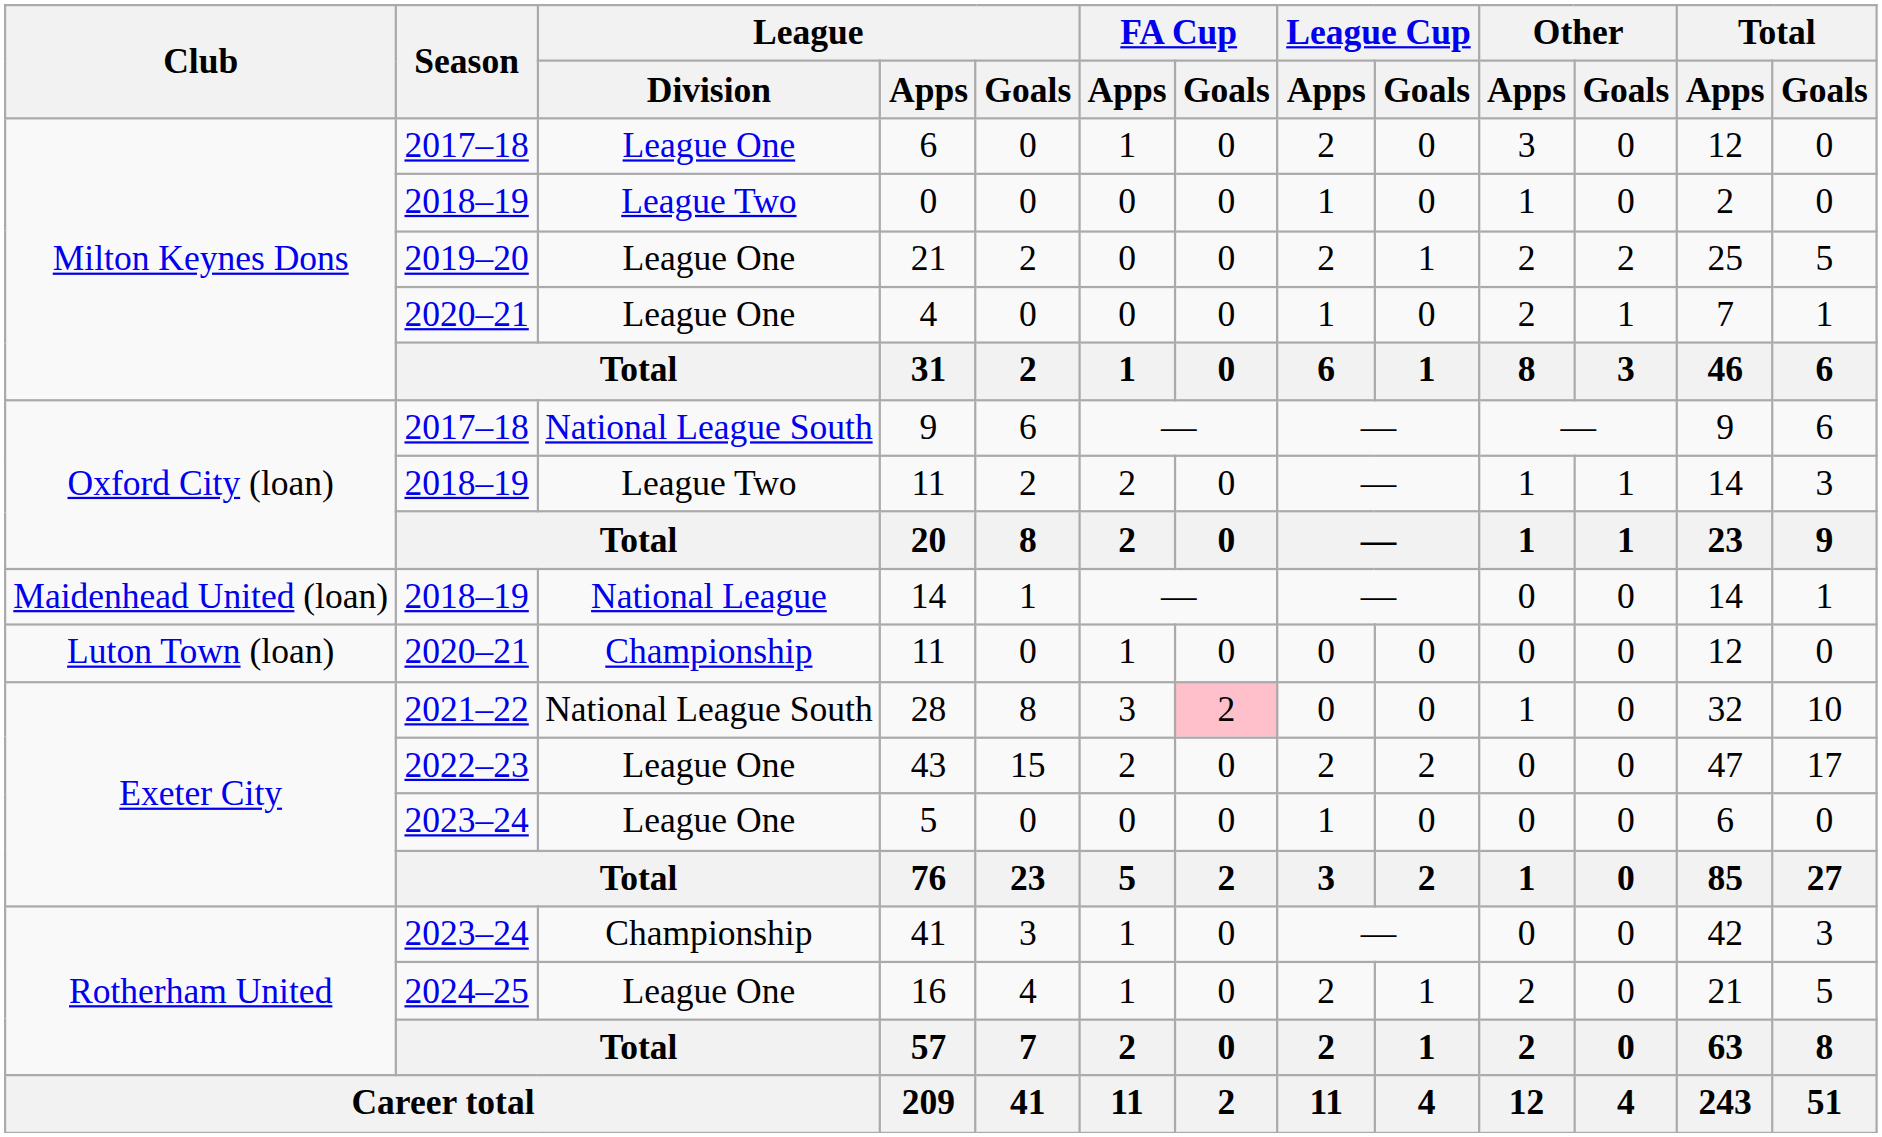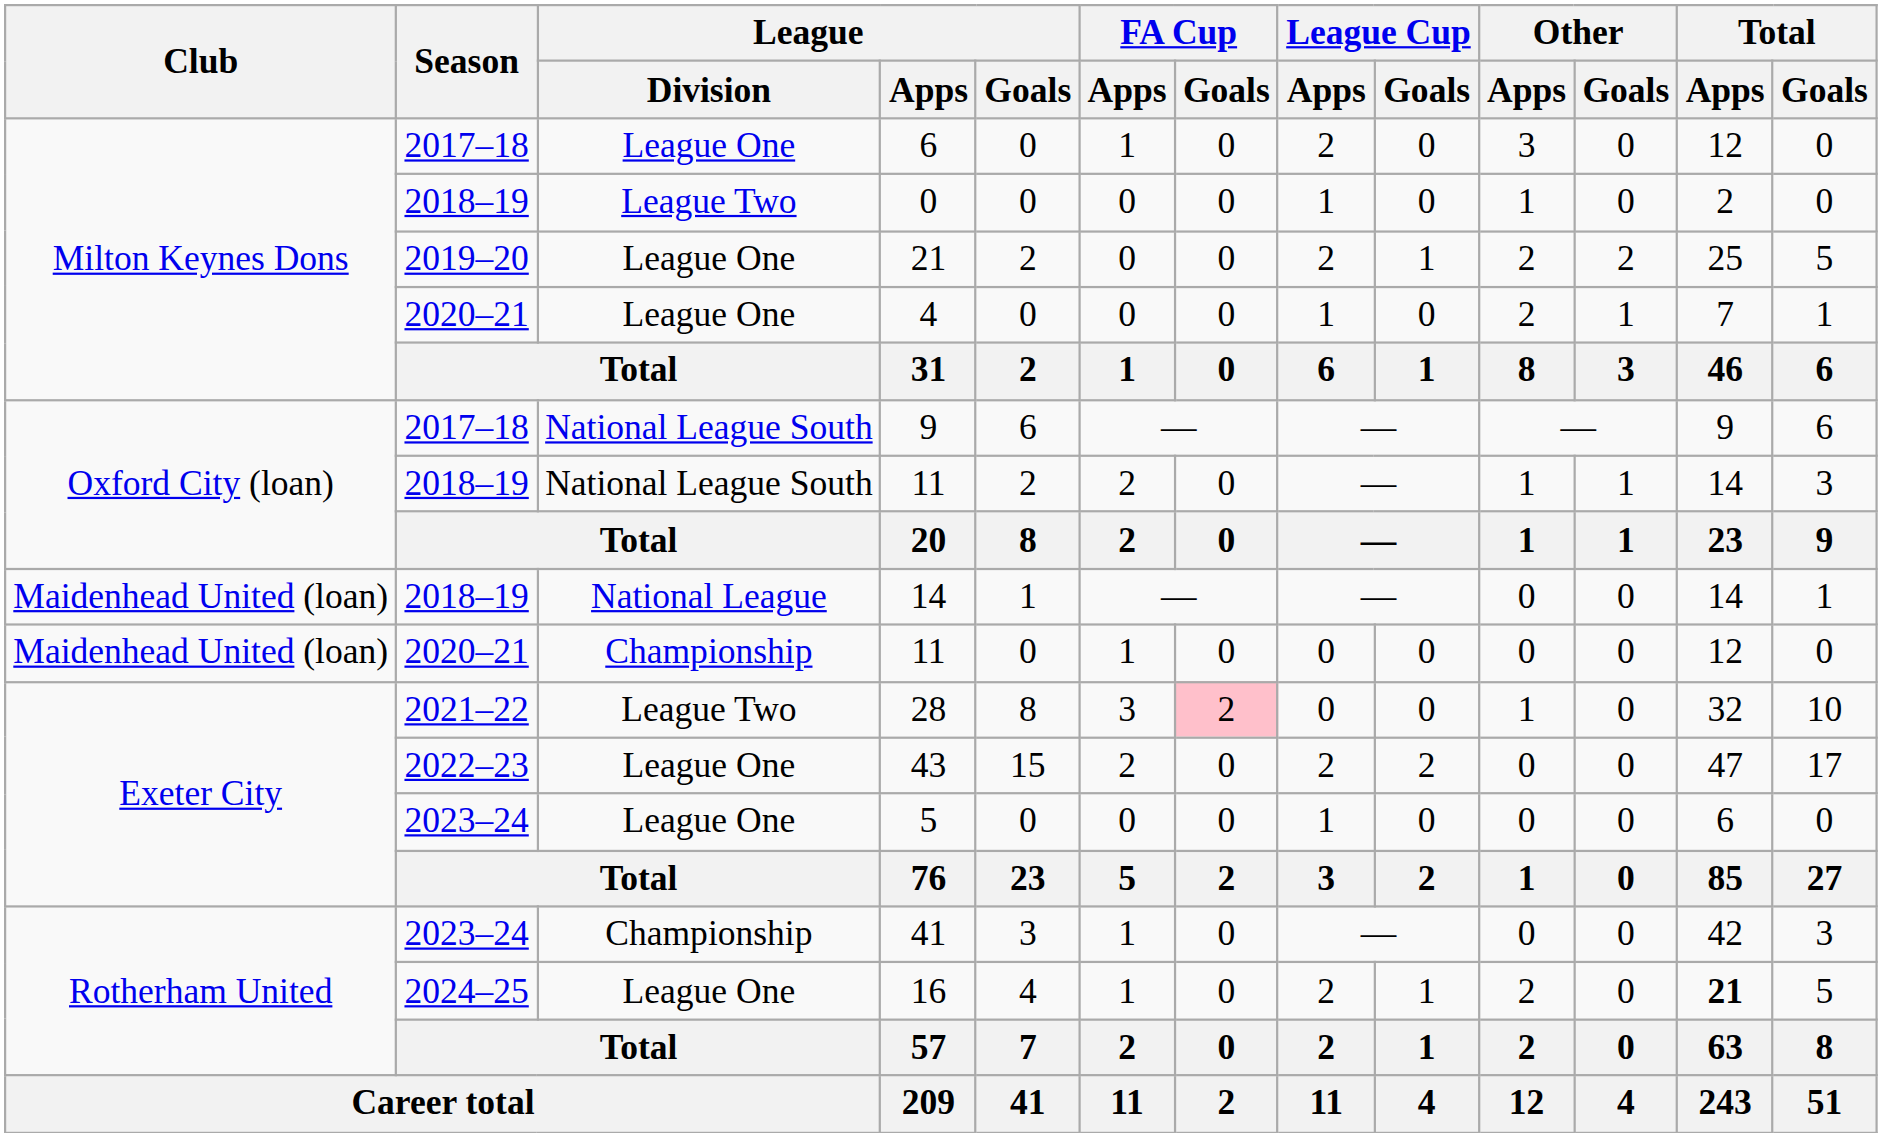(709, 483) League Two -> (709, 483) National League South
(201, 652) Luton Town (loan) -> (201, 652) Maidenhead United (loan)
(709, 708) National League South -> (709, 708) League Two
(1725, 990) normal -> (1725, 990) bold
